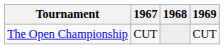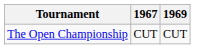- column: (175, 14)
